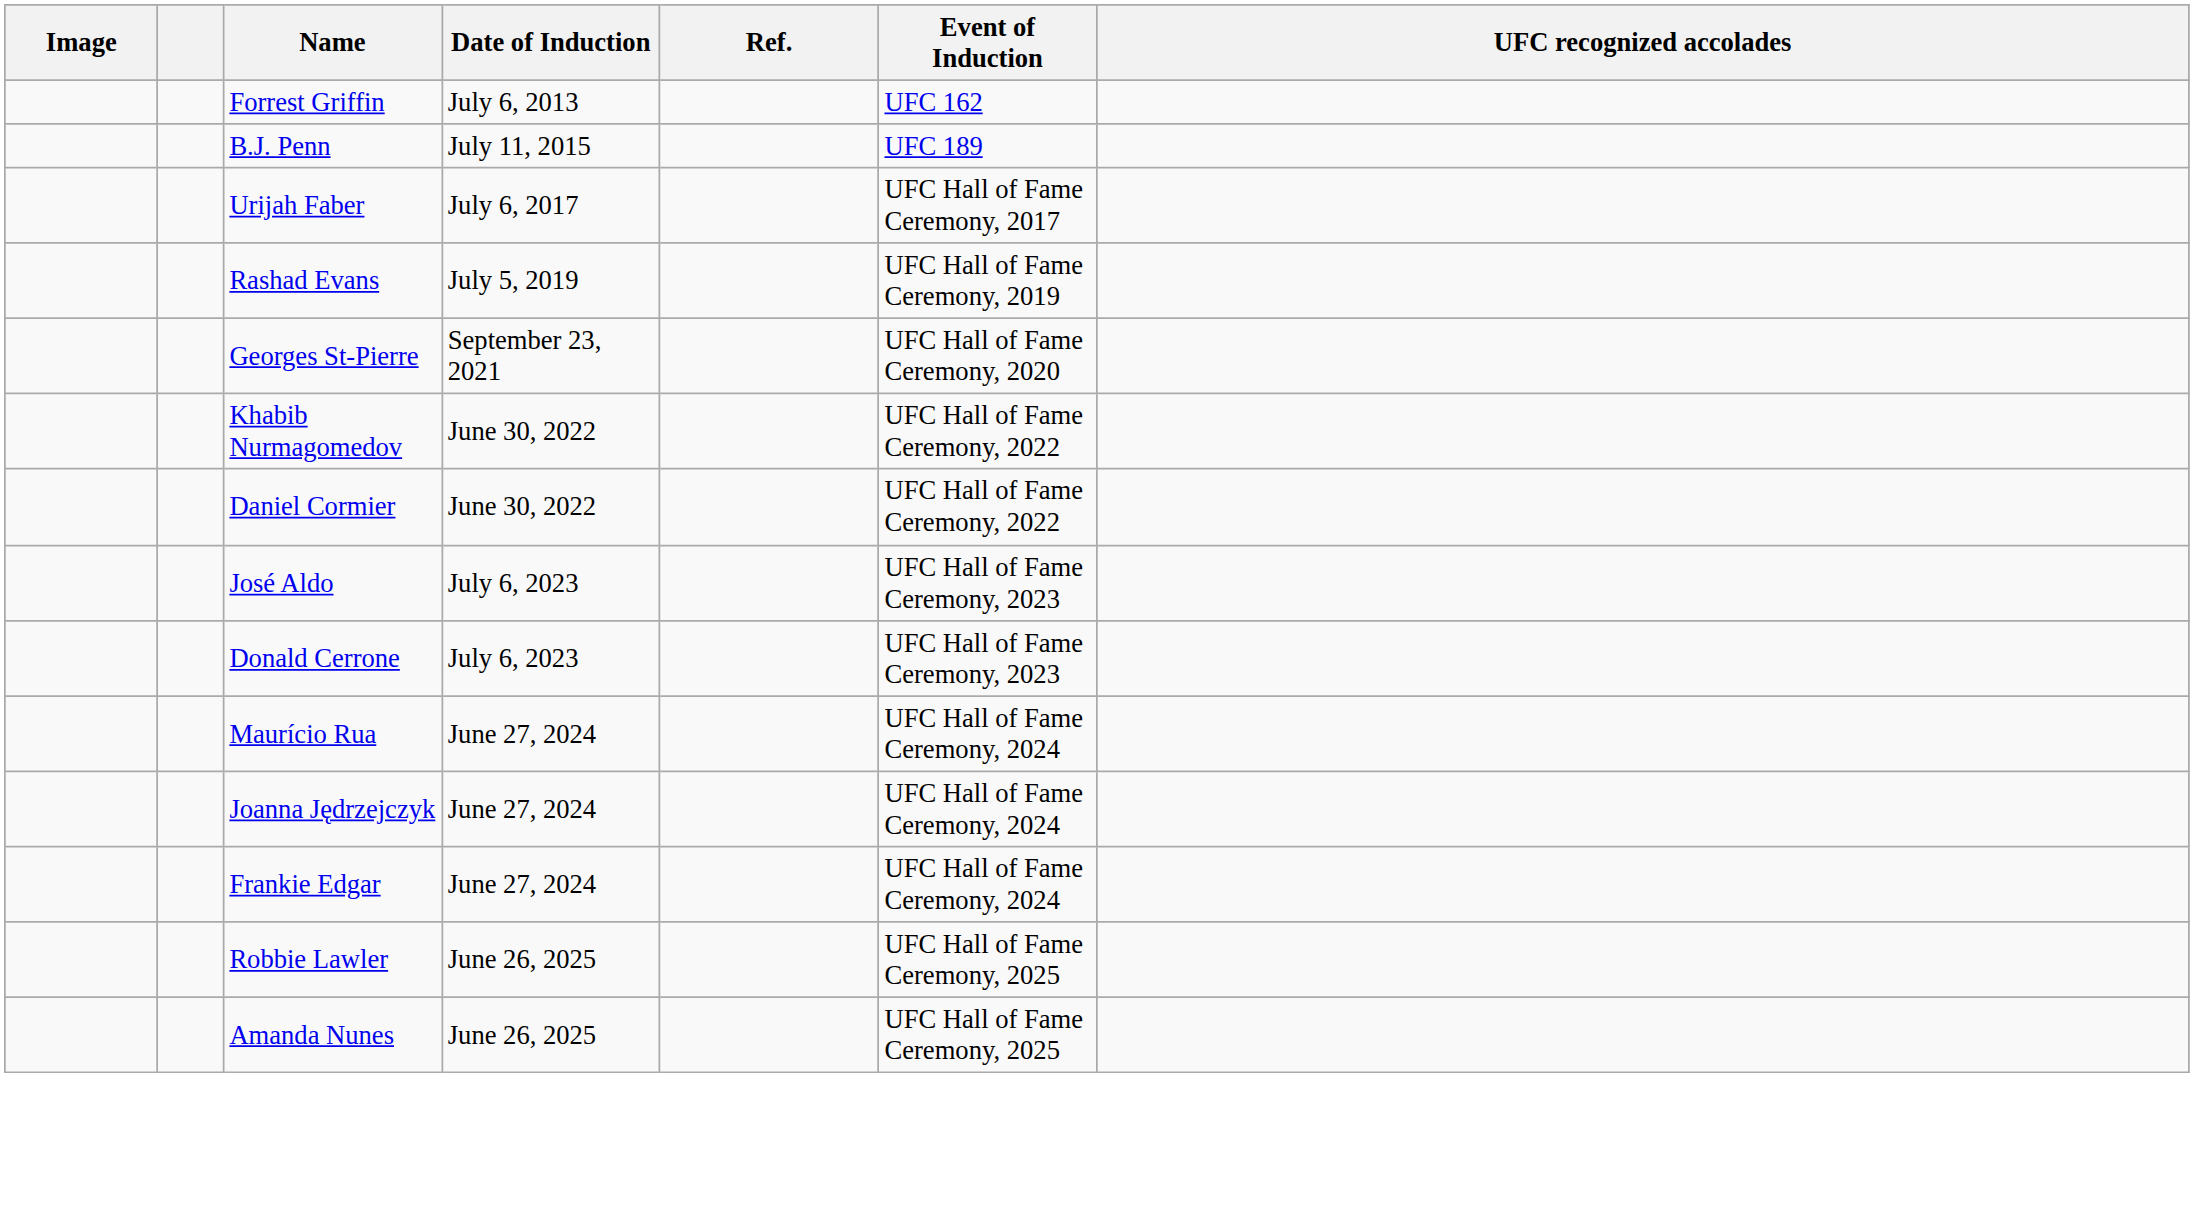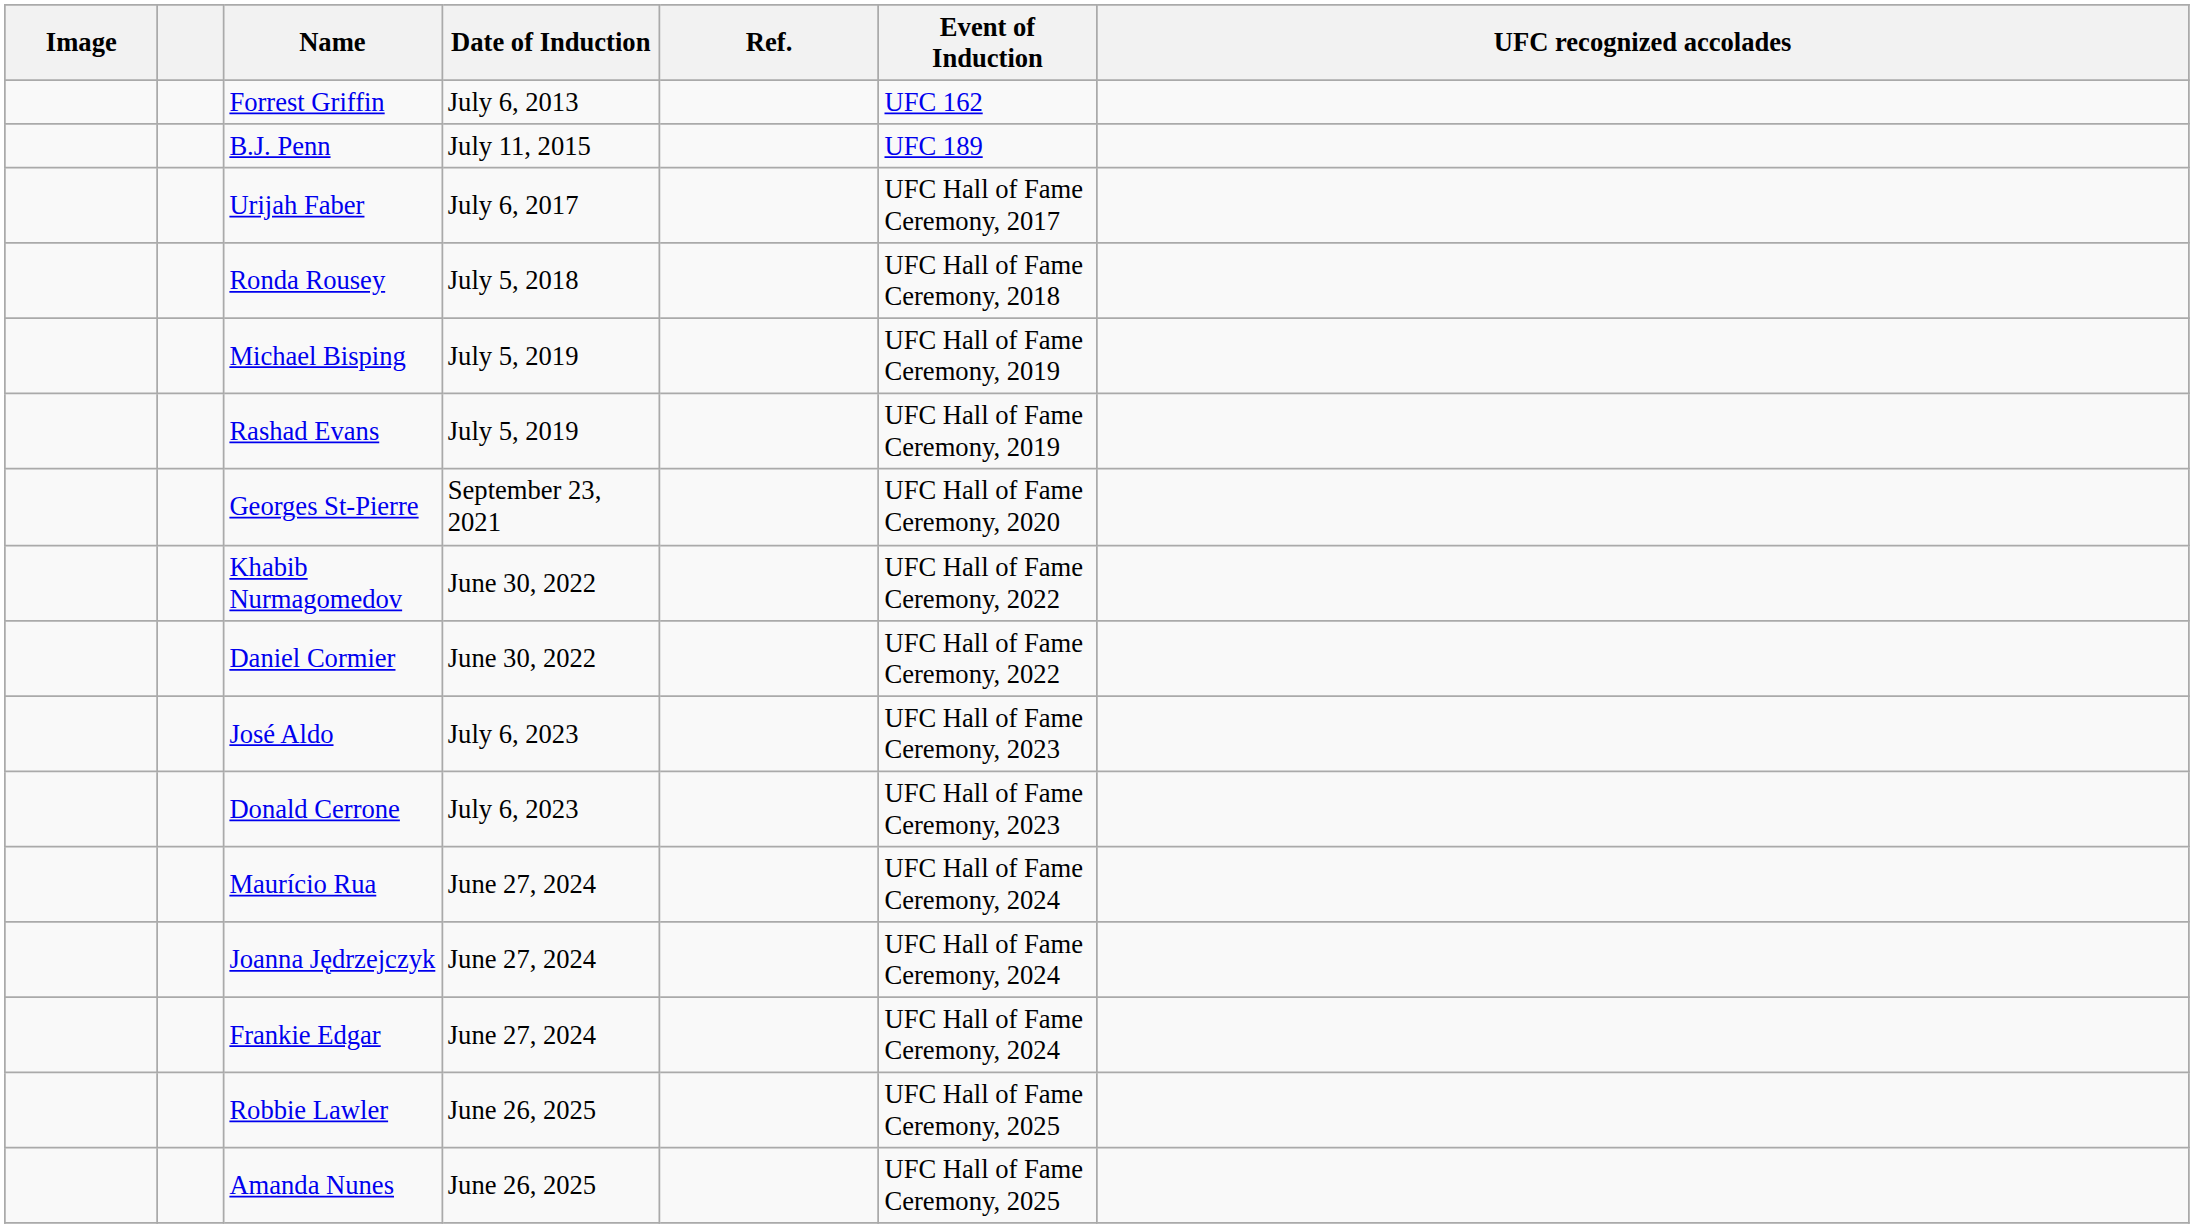+ row: (307, 280)
+ row: (318, 356)
